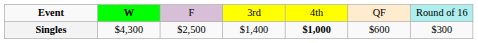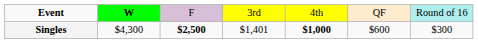(191, 30) normal -> (191, 30) bold
(254, 30) $1,400 -> (254, 30) $1,401
